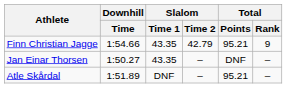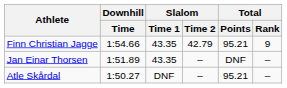(123, 60) 1:50.27 -> (123, 60) 1:51.89
(123, 75) 1:51.89 -> (123, 75) 1:50.27
